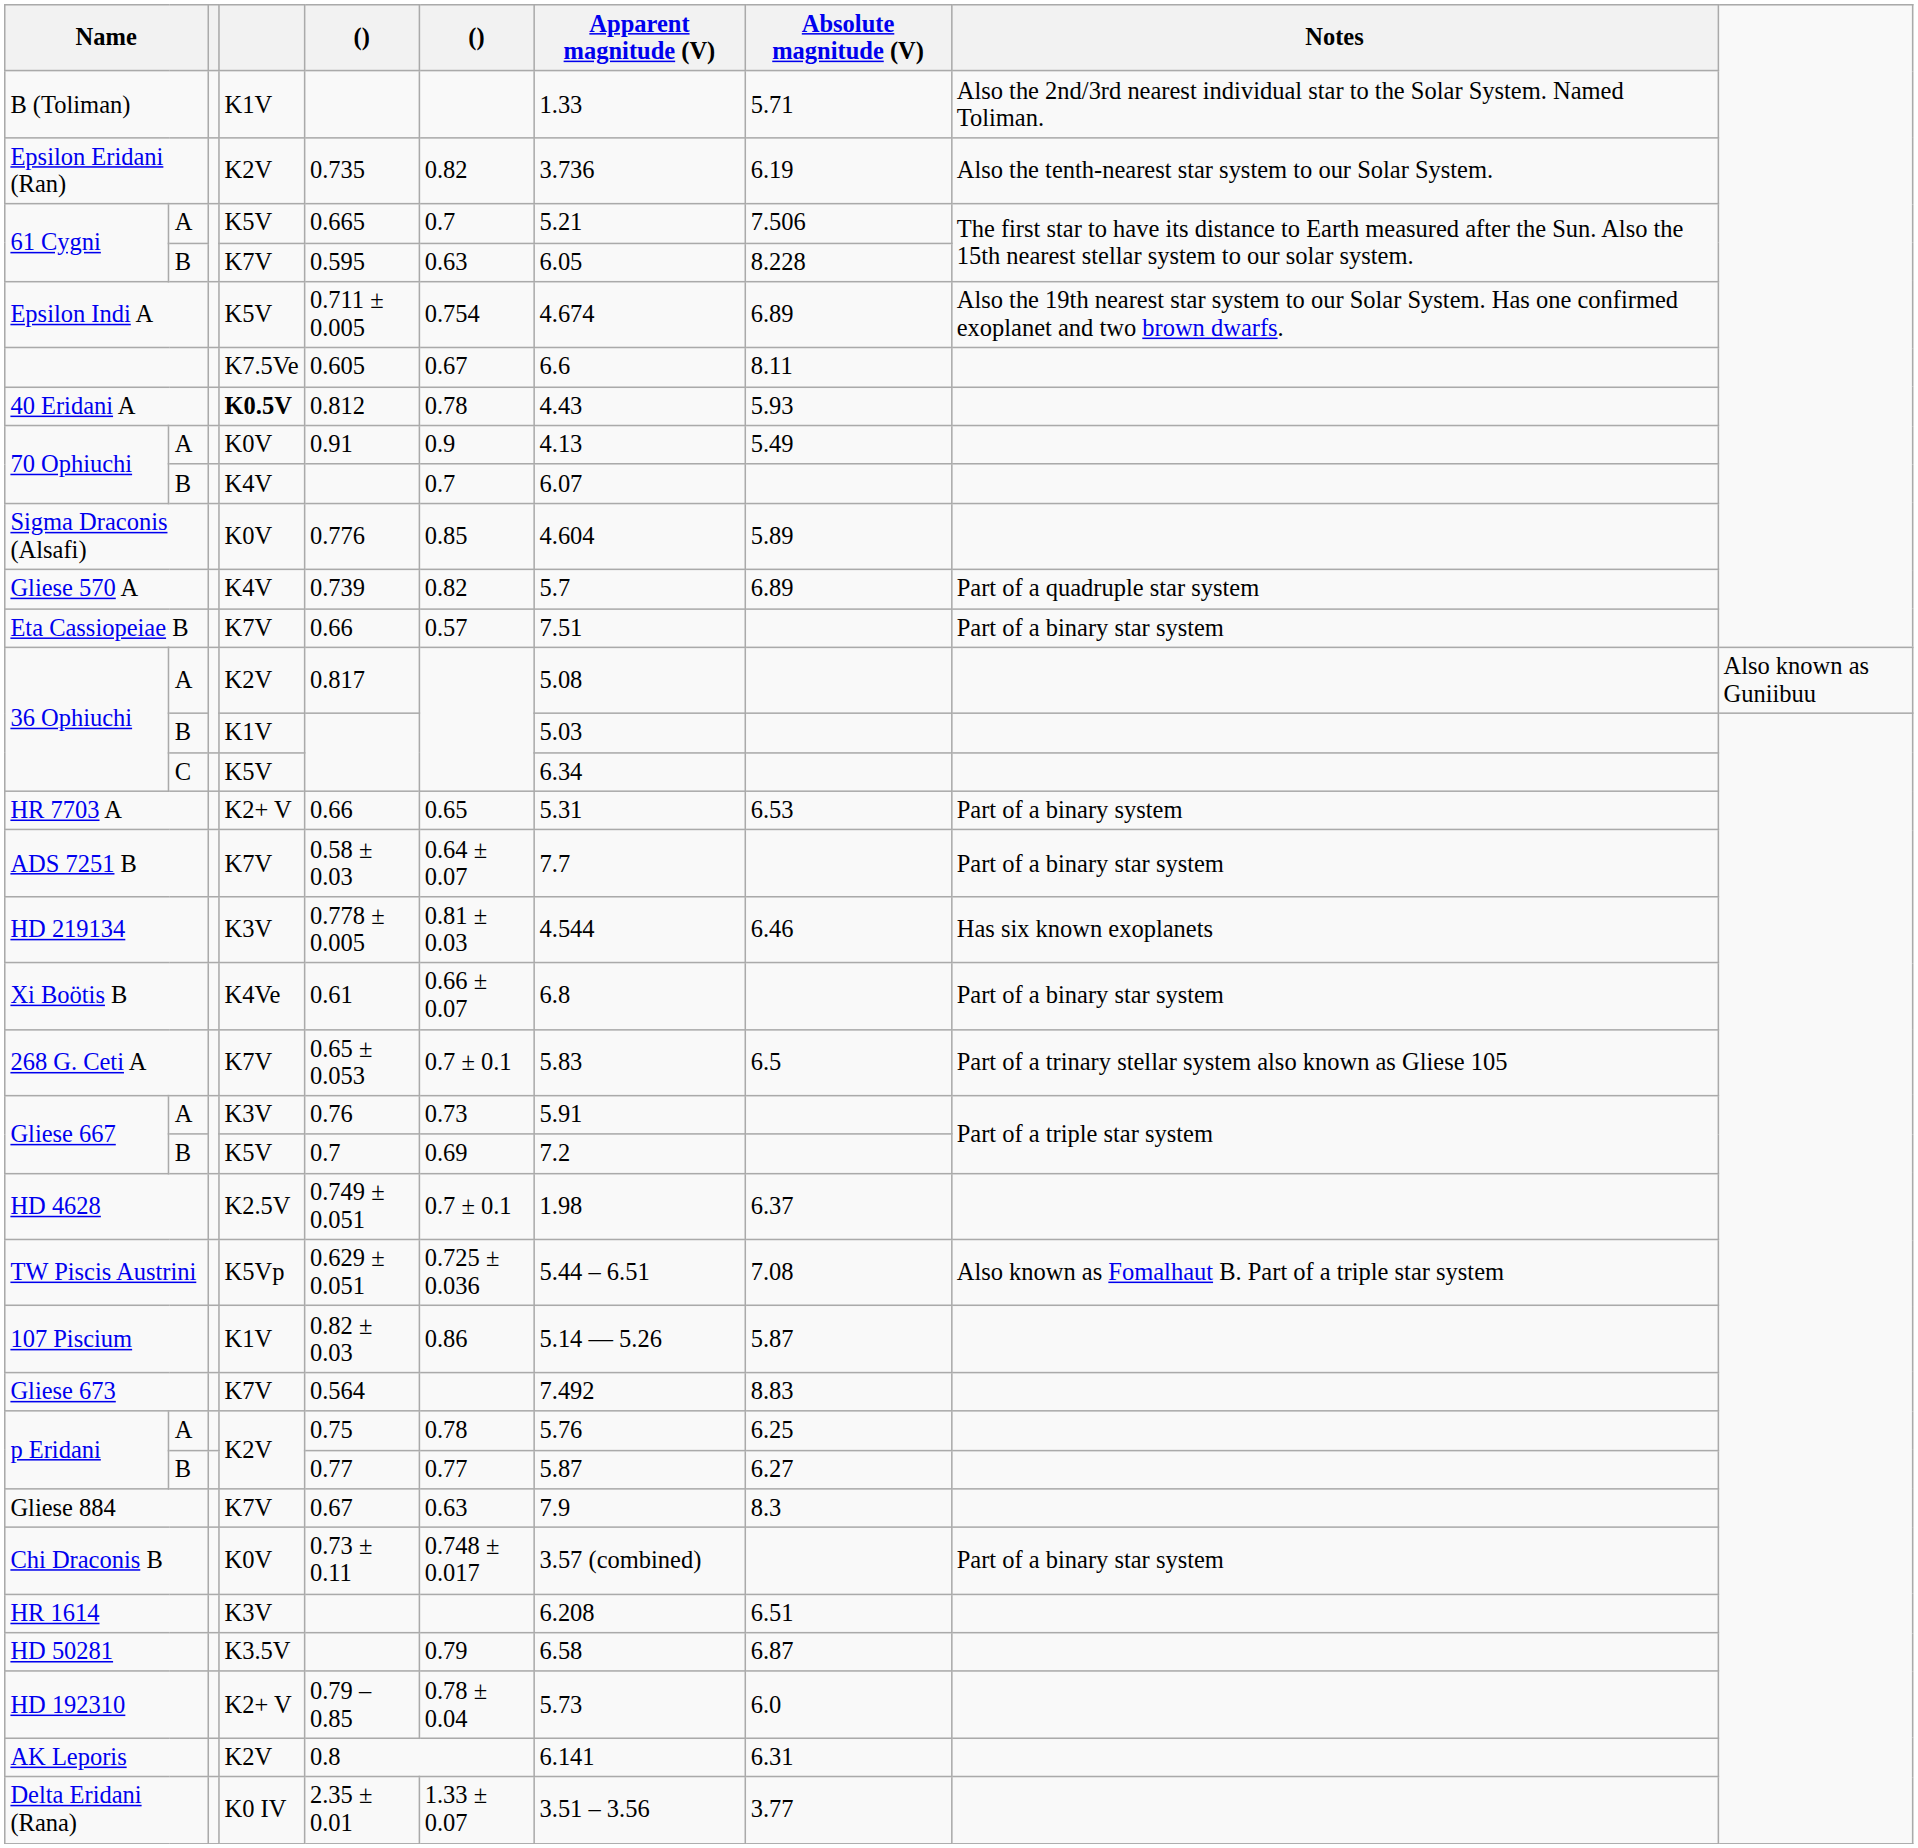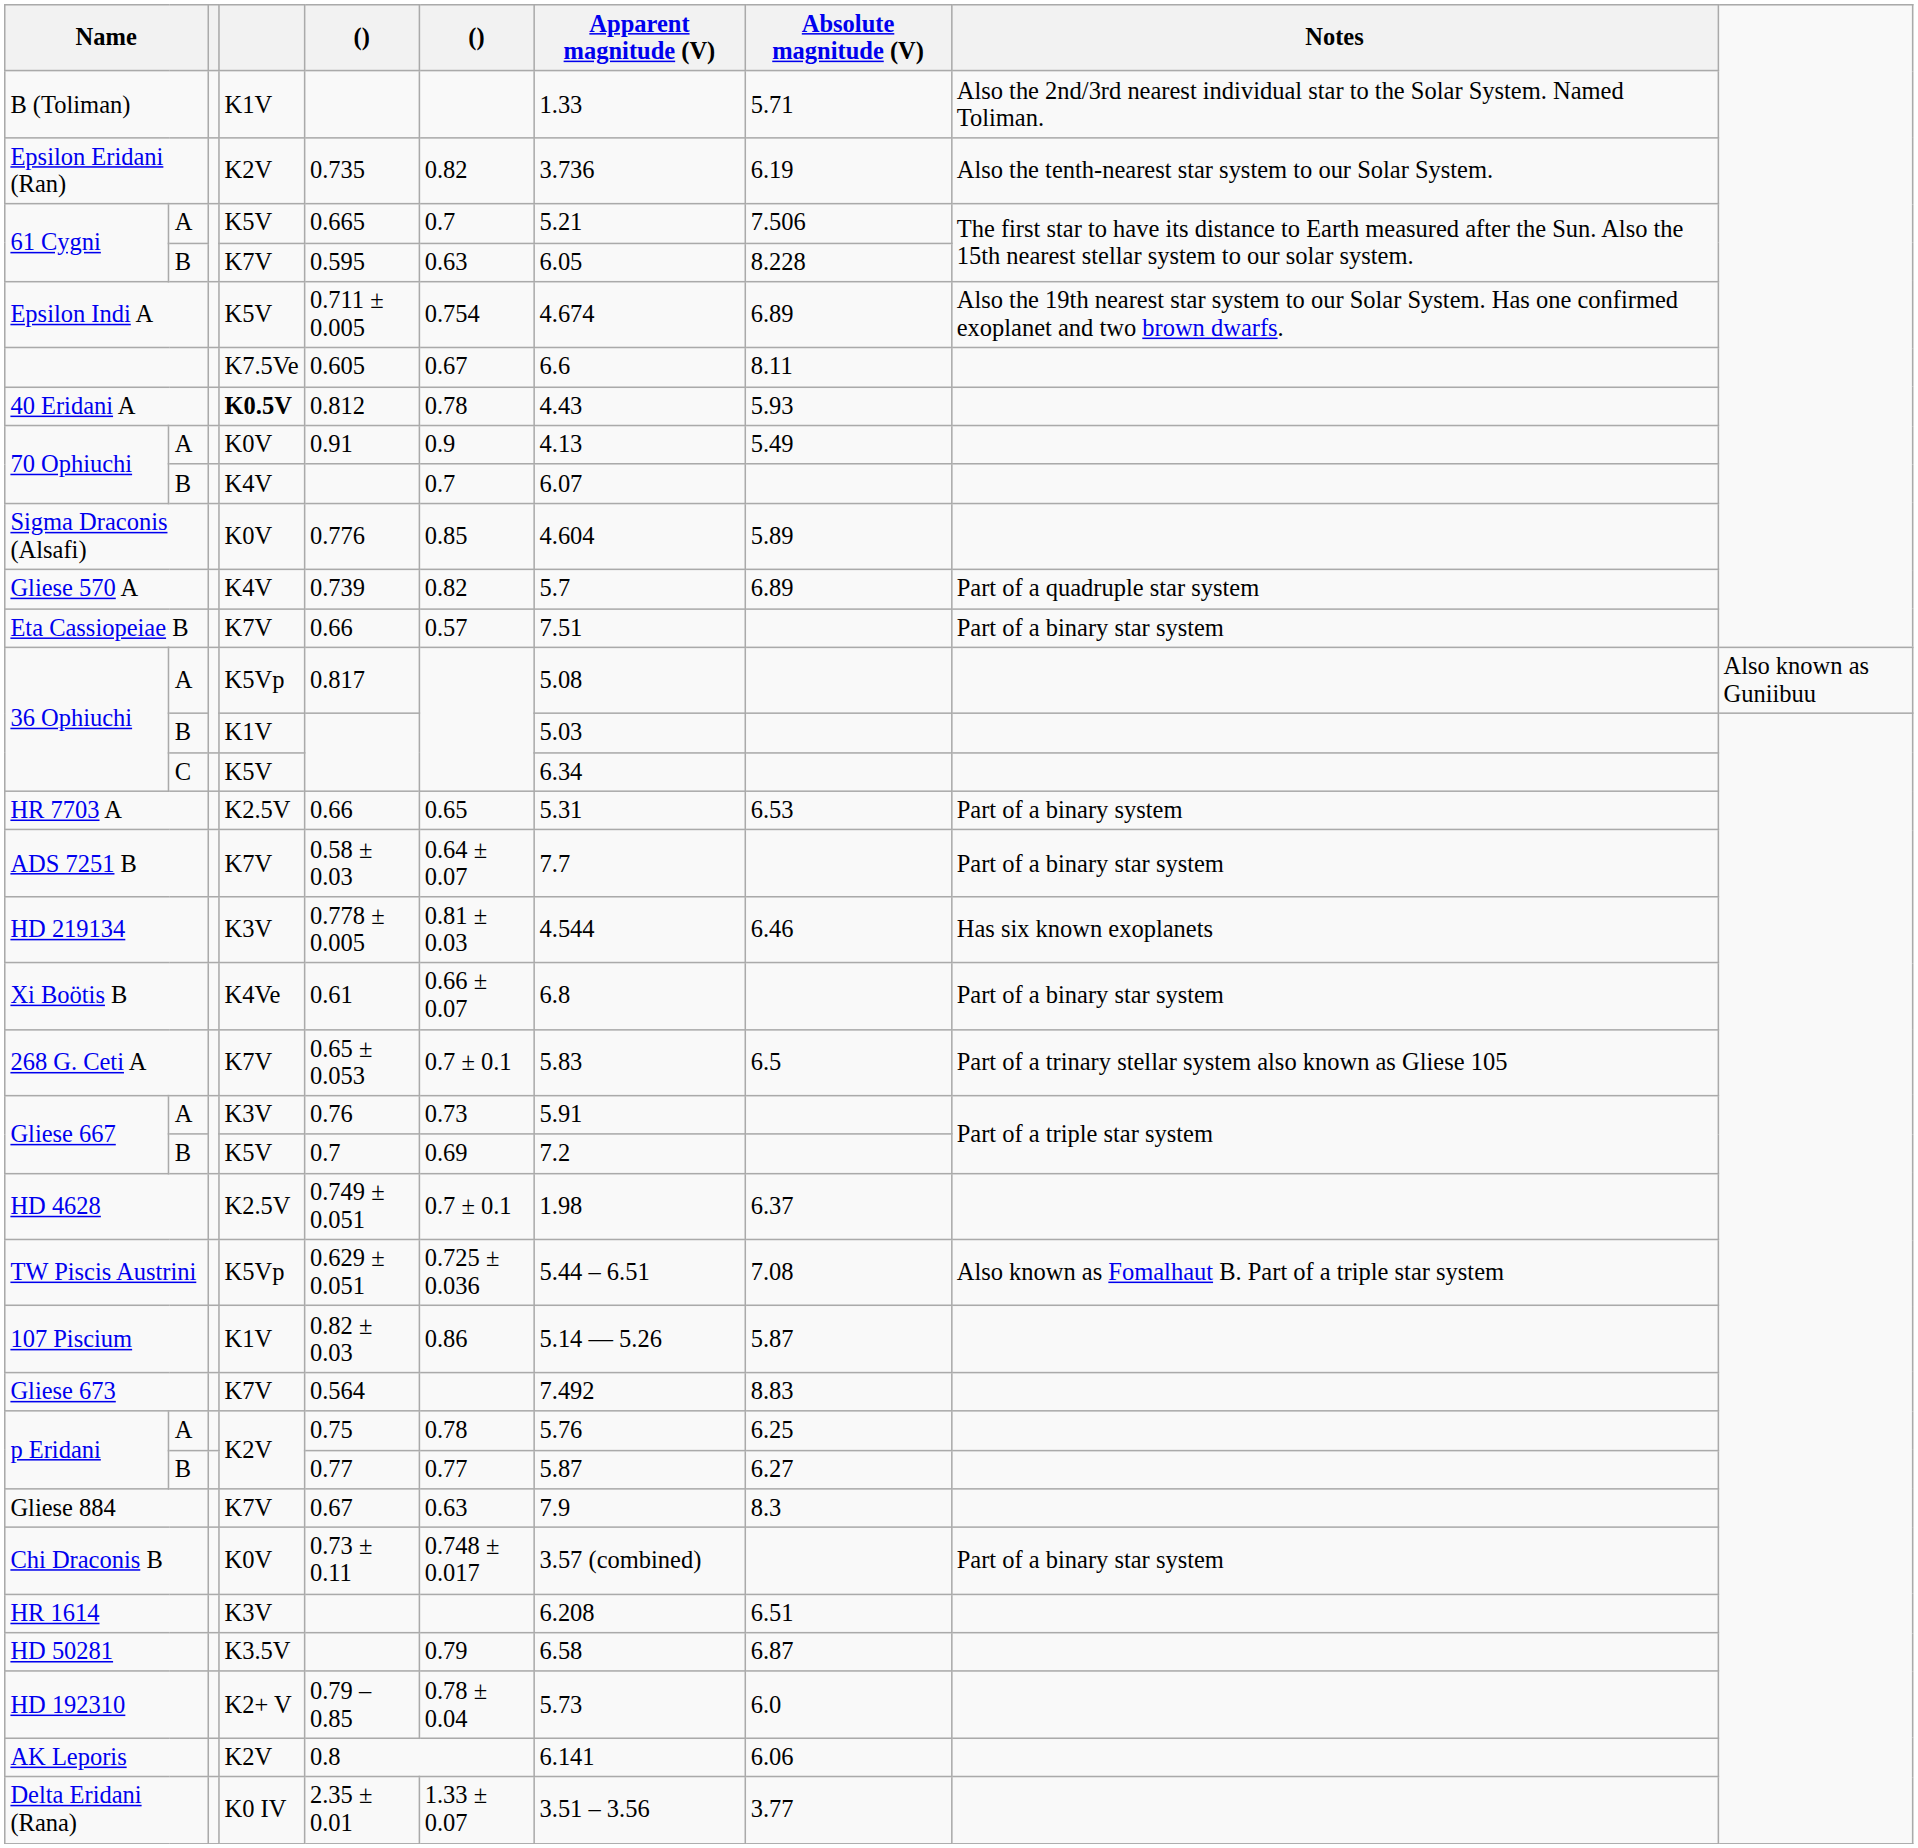(248, 680) K2V -> (254, 680) K5Vp
(258, 810) K2+ V -> (258, 810) K2.5V
(772, 1757) 6.31 -> (772, 1757) 6.06
